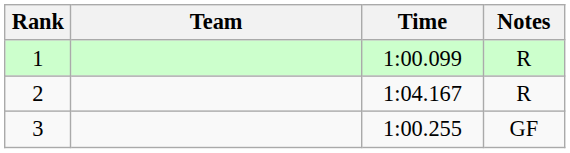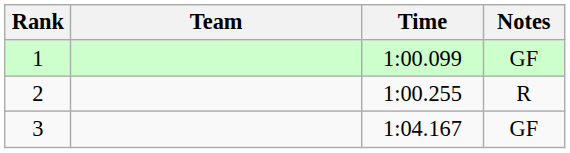(524, 57) R -> (524, 57) GF
(423, 93) 1:04.167 -> (423, 93) 1:00.255
(423, 128) 1:00.255 -> (423, 128) 1:04.167
